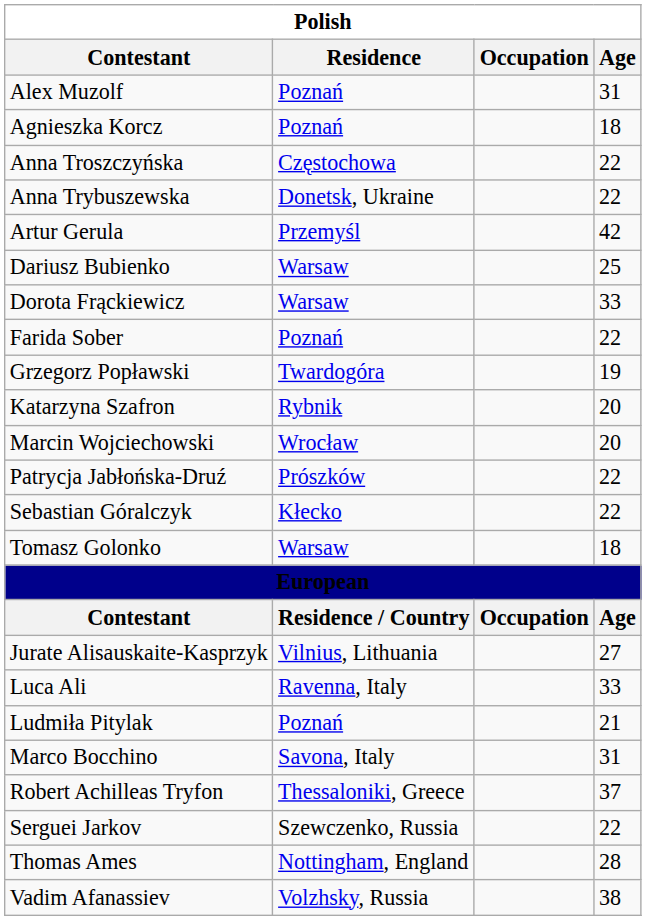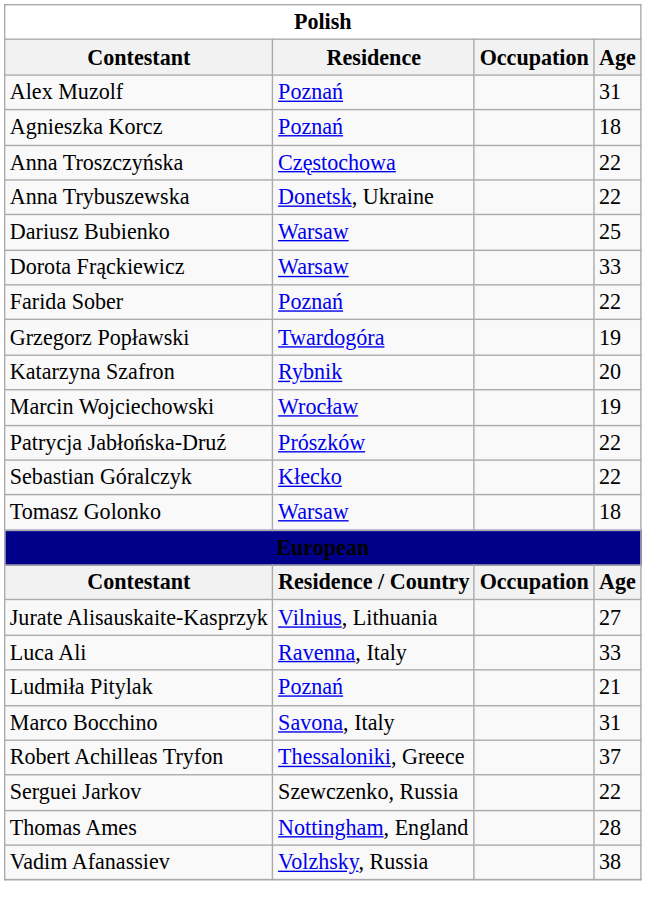- row: (66, 232)
(610, 442) 20 -> (610, 407) 19
